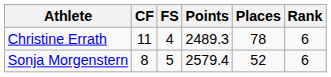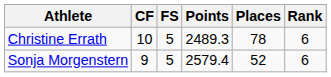(144, 39) 11 -> (144, 39) 10
(170, 39) 4 -> (170, 39) 5
(144, 61) 8 -> (144, 61) 9
